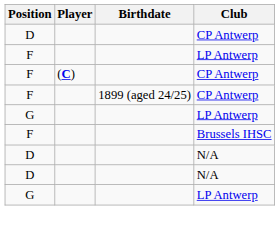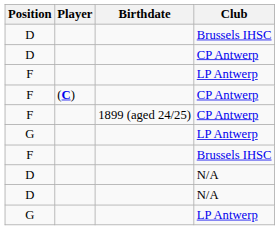+ row: (30, 34)
